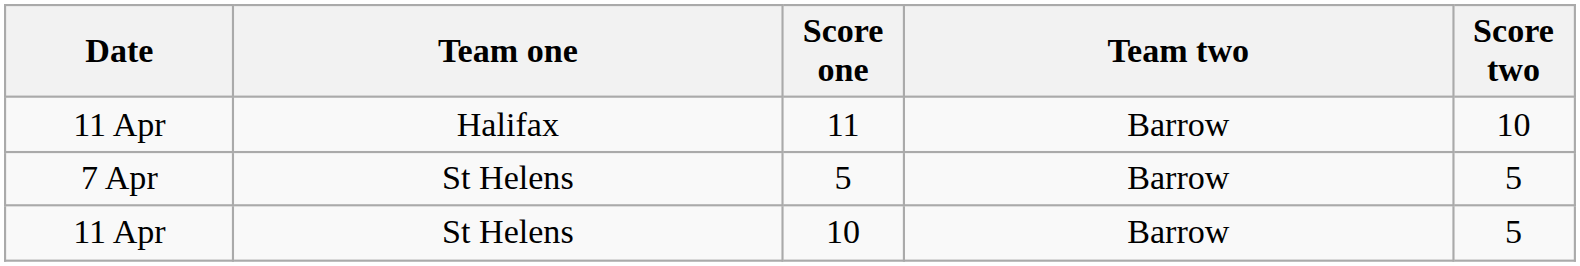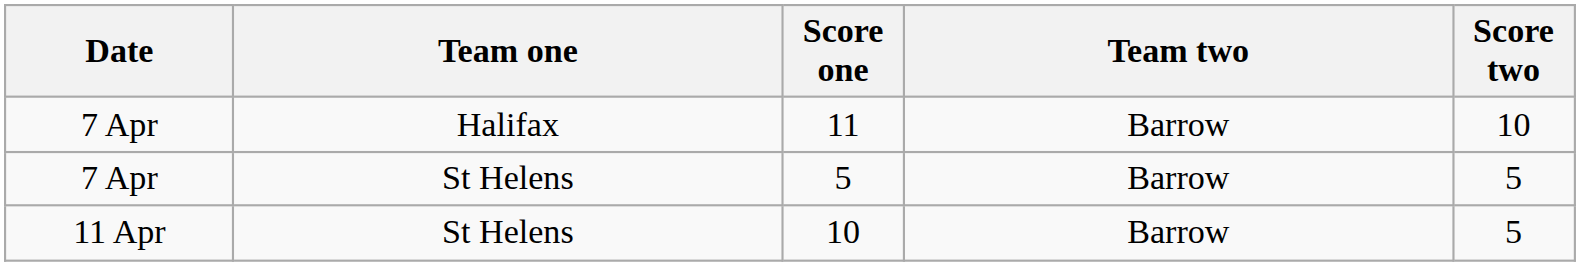(119, 123) 11 Apr -> (119, 123) 7 Apr
